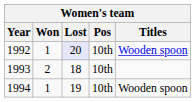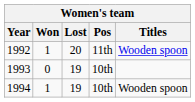(76, 50) lavender background -> (76, 50) no background
(102, 50) 10th -> (102, 50) 11th
(47, 69) 2 -> (47, 69) 0
(76, 69) 18 -> (76, 69) 19
